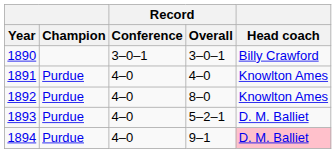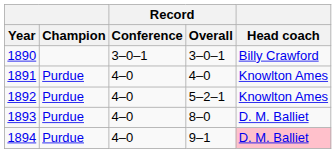(200, 96) 8–0 -> (207, 96) 5–2–1
(207, 117) 5–2–1 -> (200, 117) 8–0
